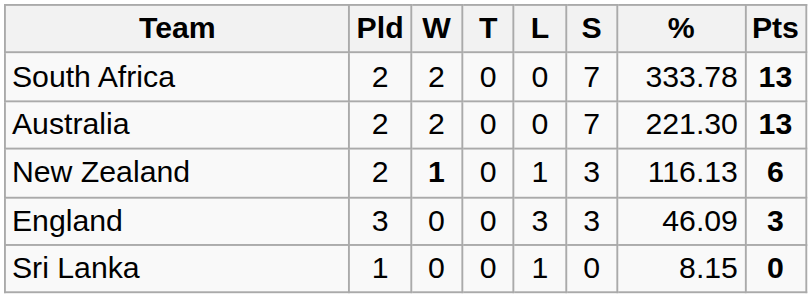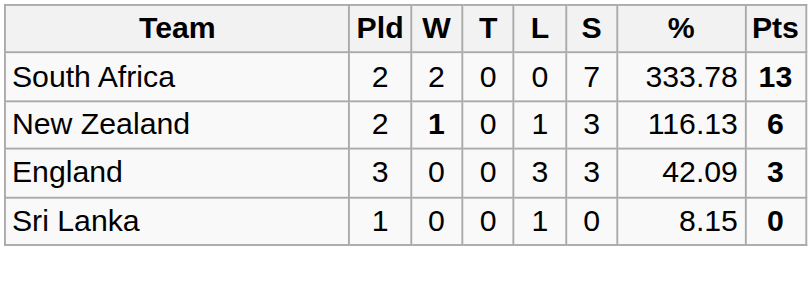- row: (71, 124)
(700, 220) 46.09 -> (700, 172) 42.09
